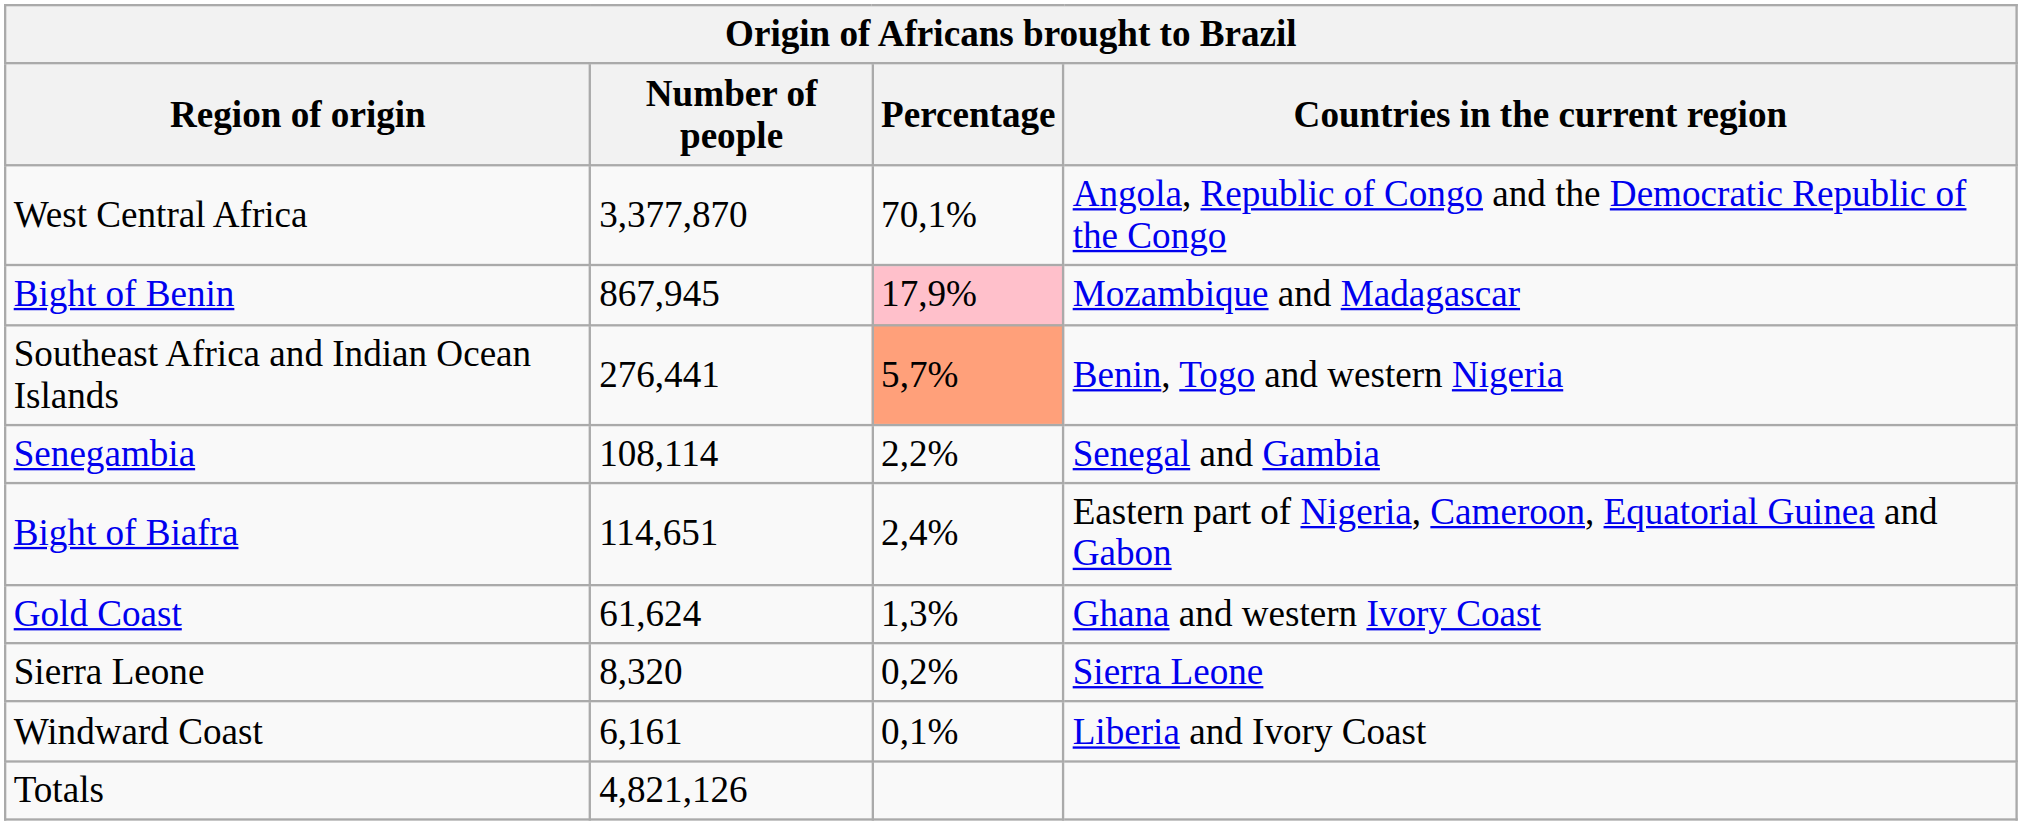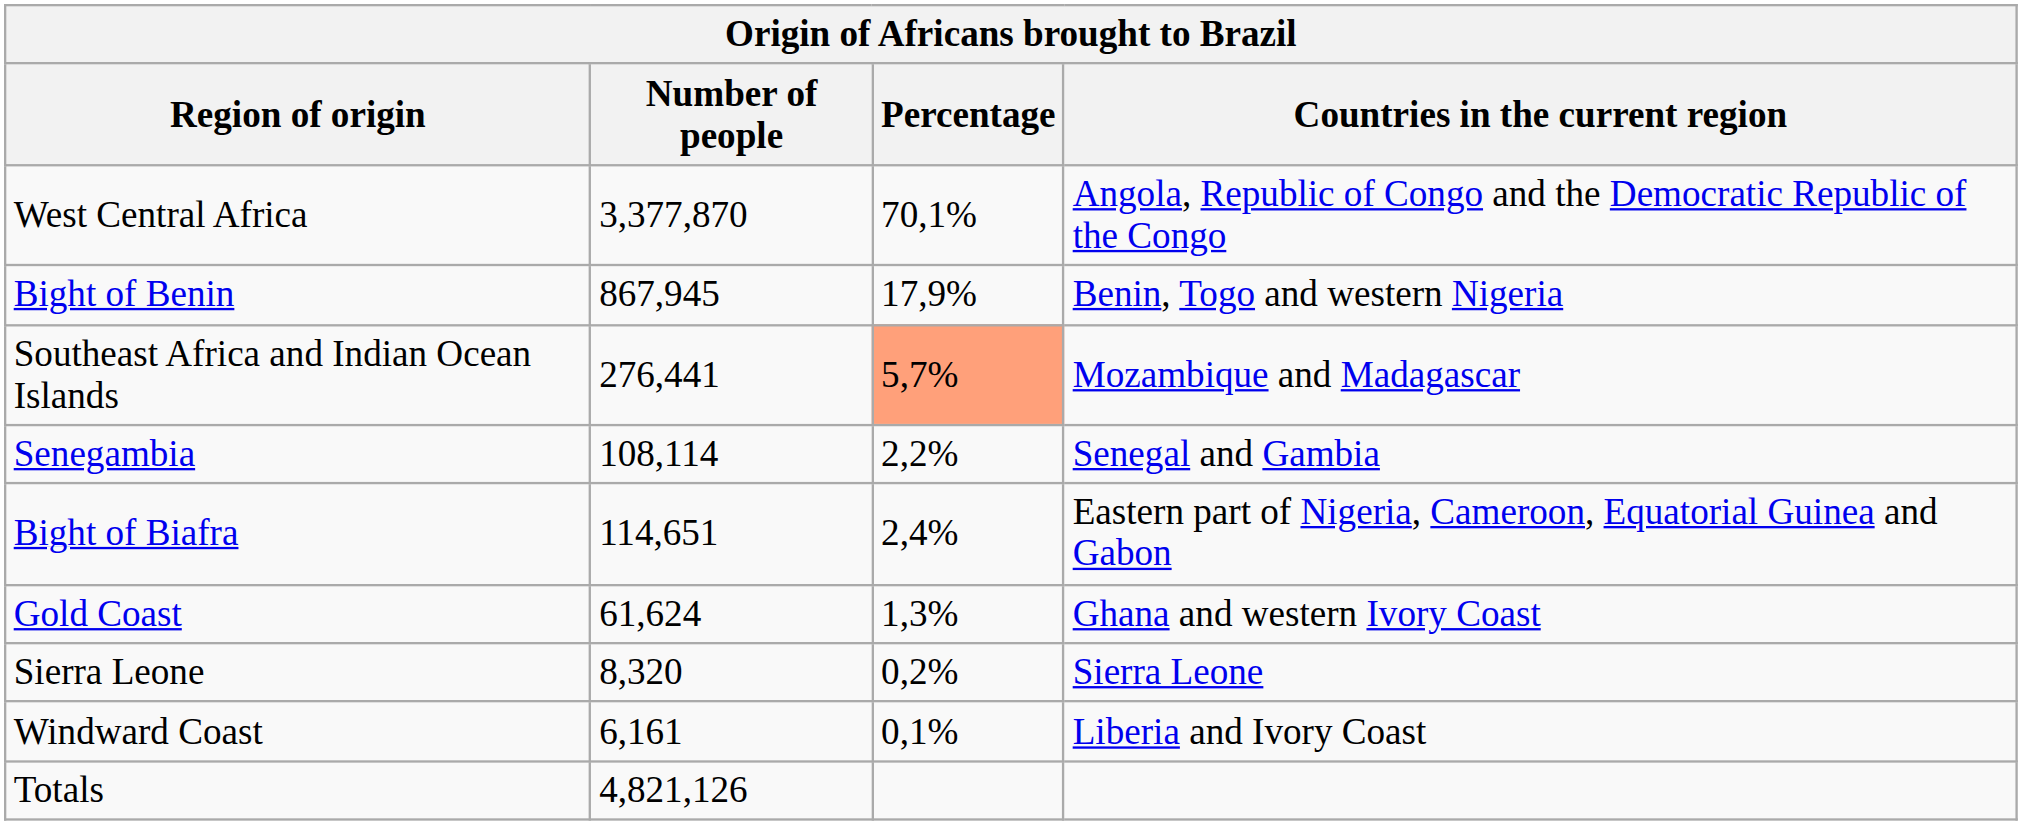(929, 294) pink background -> (929, 294) no background
(1296, 294) Mozambique and Madagascar -> (1318, 294) Benin, Togo and western Nigeria
(1318, 373) Benin, Togo and western Nigeria -> (1296, 373) Mozambique and Madagascar
